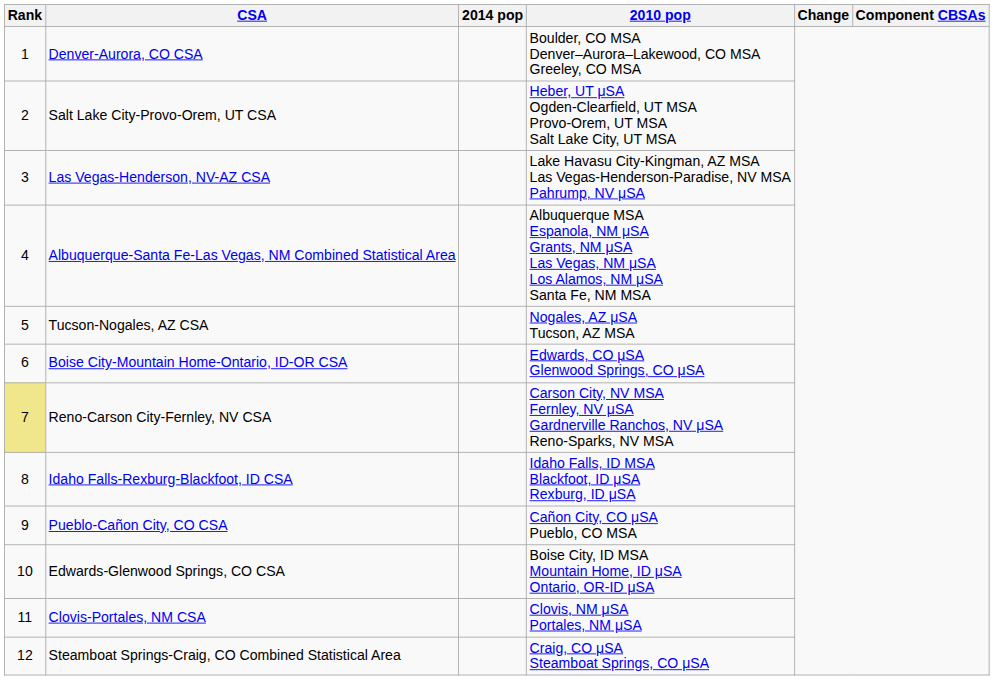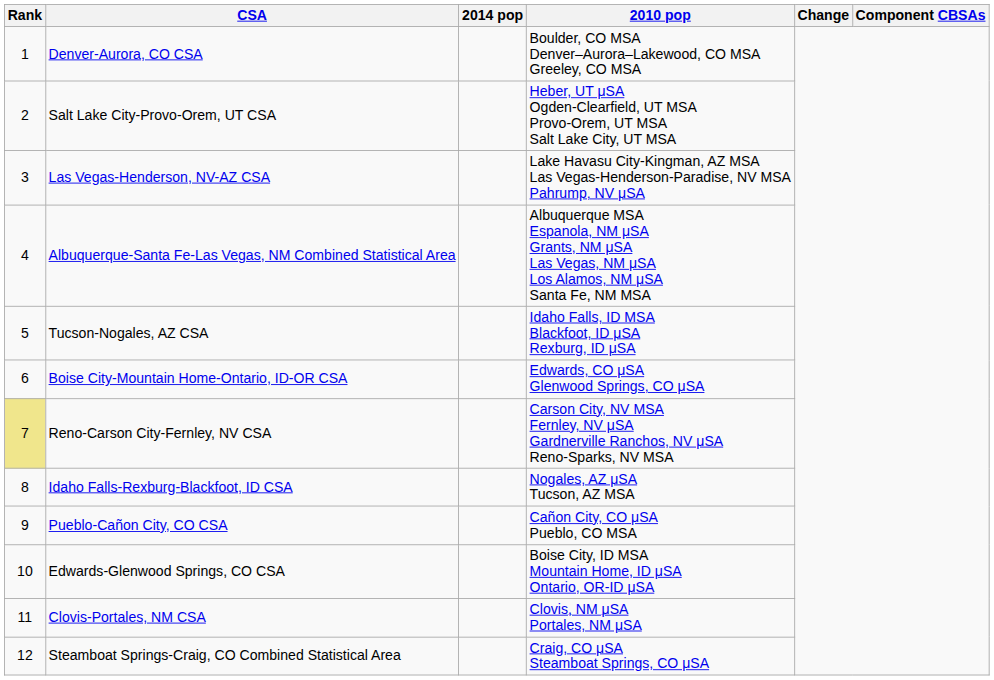(583, 325) Nogales, AZ μSA Tucson, AZ MSA -> (592, 333) Idaho Falls, ID MSA Blackfoot, ID μSA Rexburg, ID μSA
(592, 479) Idaho Falls, ID MSA Blackfoot, ID μSA Rexburg, ID μSA -> (583, 487) Nogales, AZ μSA Tucson, AZ MSA
